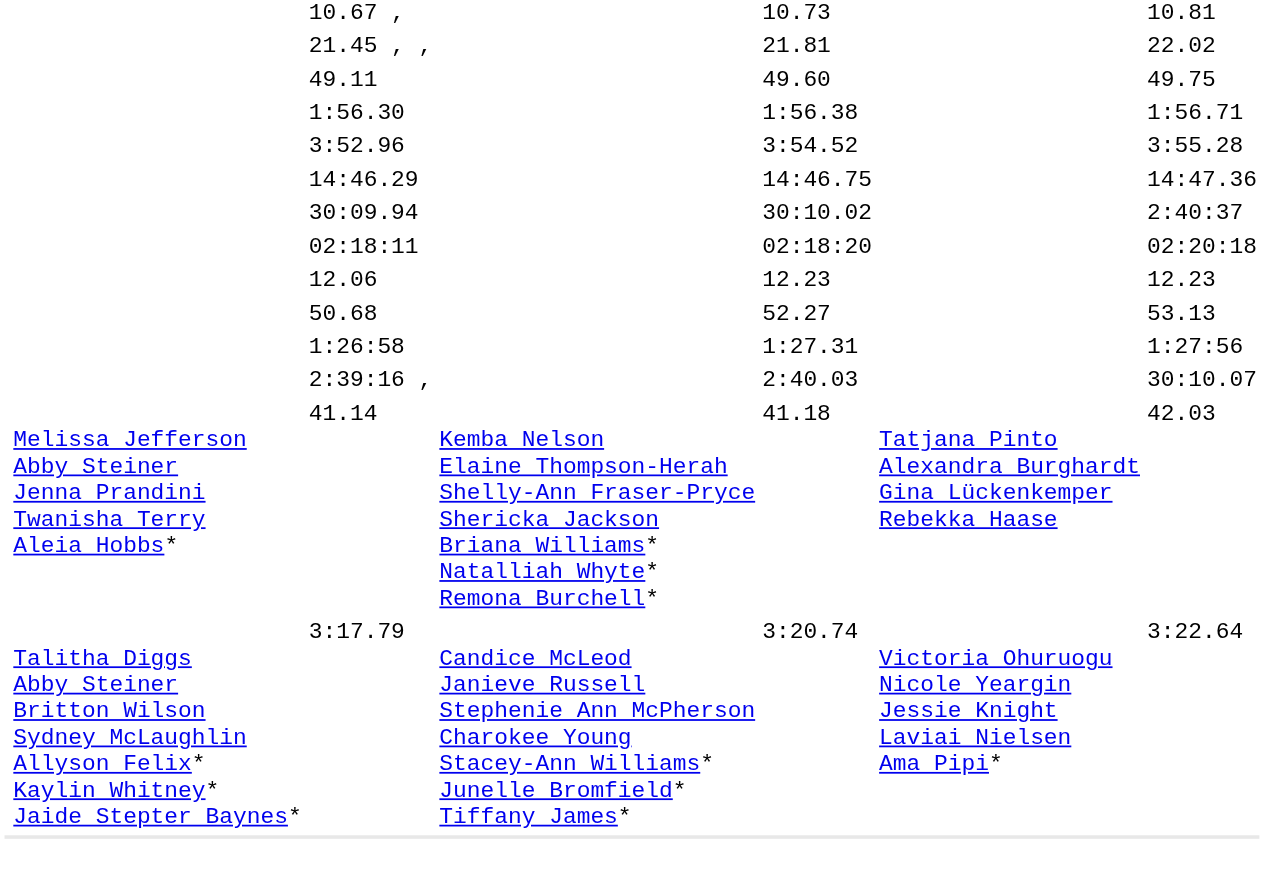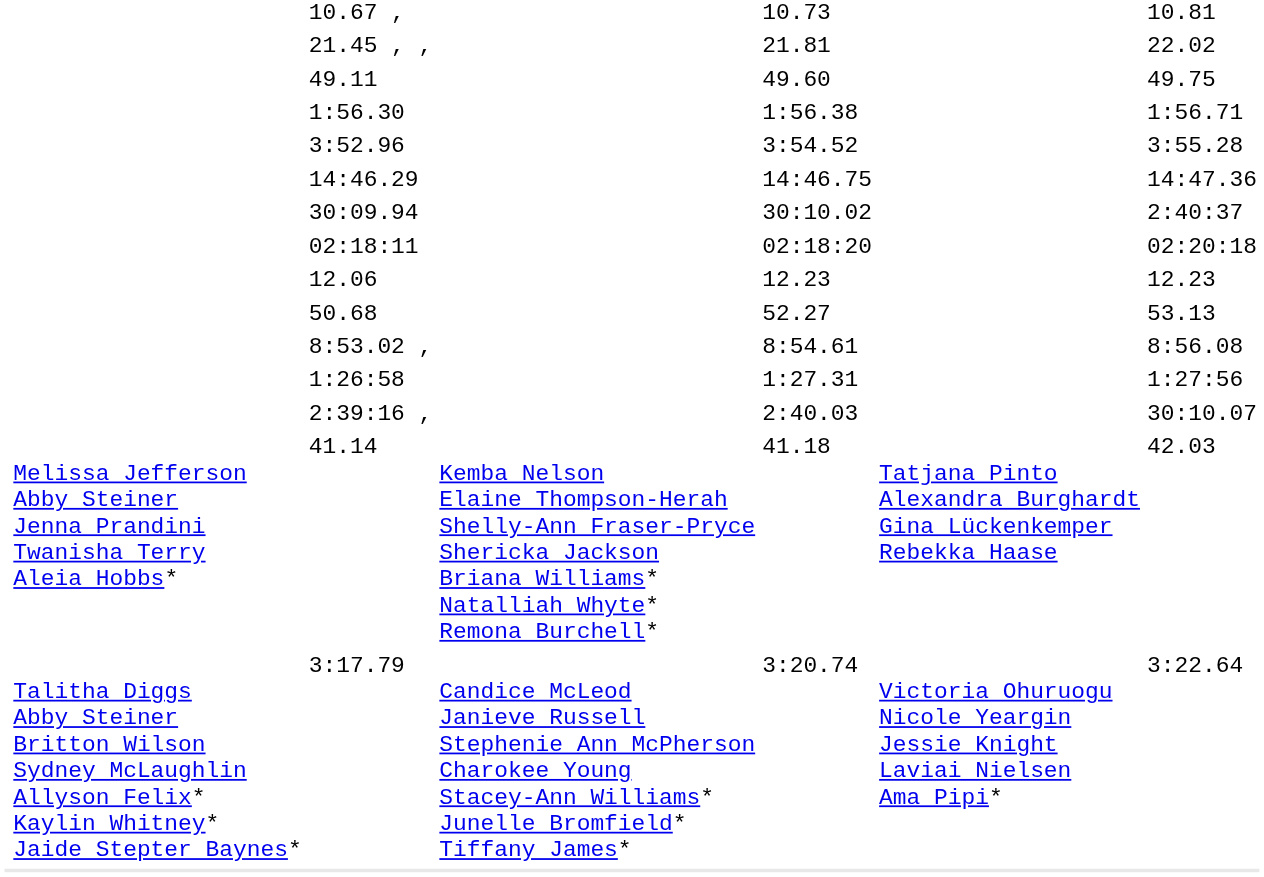+ row: (371, 347)
